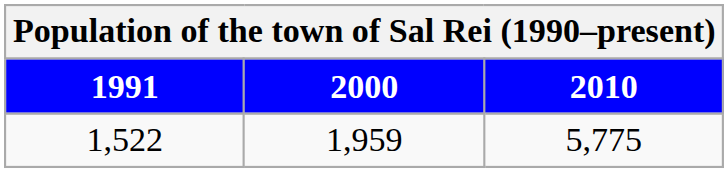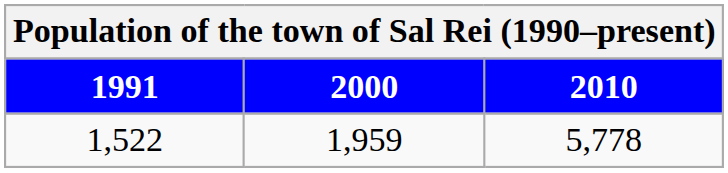(604, 139) 5,775 -> (604, 139) 5,778
